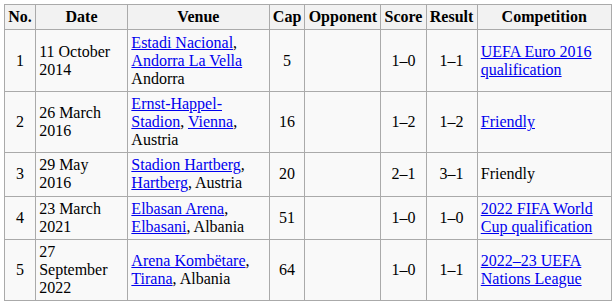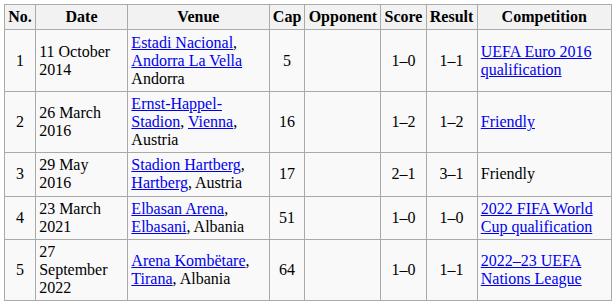(287, 174) 20 -> (287, 174) 17
